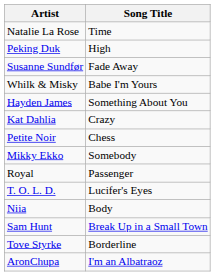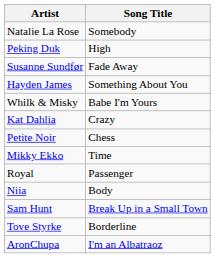(100, 31) Time -> (112, 31) Somebody
rows swapped: (39, 102) <-> (42, 84)
(112, 155) Somebody -> (100, 155) Time
- row: (31, 191)
